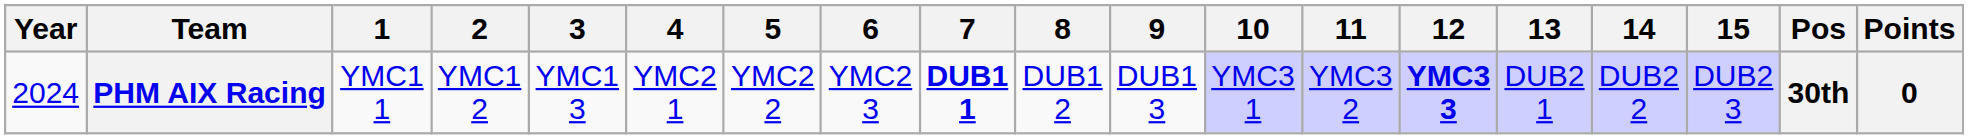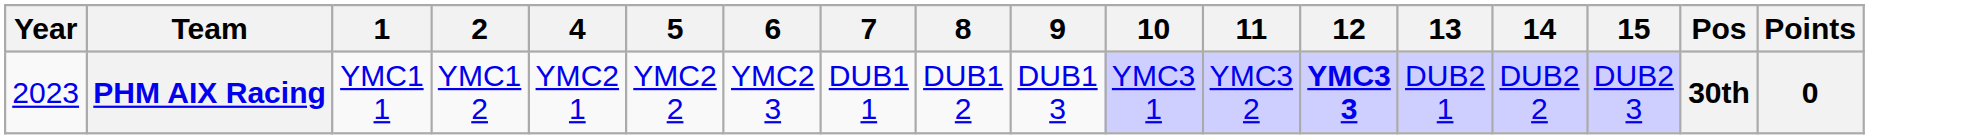- column: (577, 28)
(46, 92) 2024 -> (46, 92) 2023
(967, 92) bold -> (869, 92) normal
